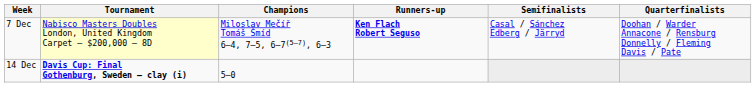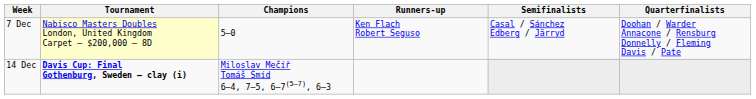(276, 35) Miloslav Mečíř Tomáš Šmíd 6–4, 7–5, 6–7(5–7), 6–3 -> (228, 34) 5–0
(388, 29) bold -> (388, 29) normal
(228, 76) 5–0 -> (276, 77) Miloslav Mečíř Tomáš Šmíd 6–4, 7–5, 6–7(5–7), 6–3
